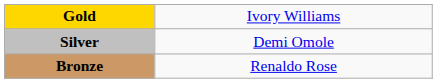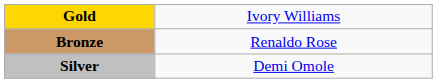rows swapped: (79, 41) <-> (79, 66)
